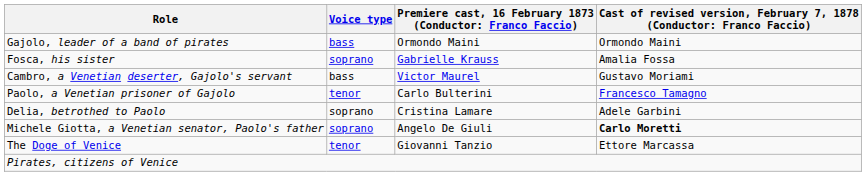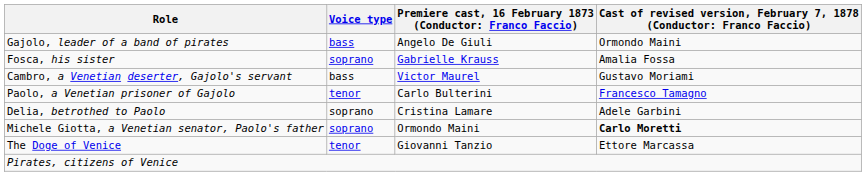(439, 42) Ormondo Maini -> (445, 42) Angelo De Giuli
(445, 128) Angelo De Giuli -> (439, 128) Ormondo Maini
